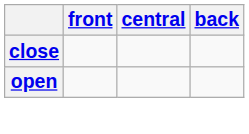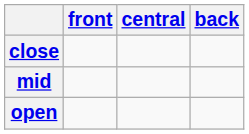+ row: (34, 81)
